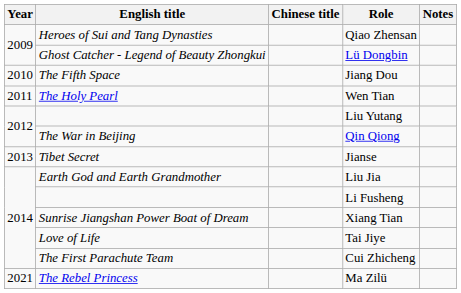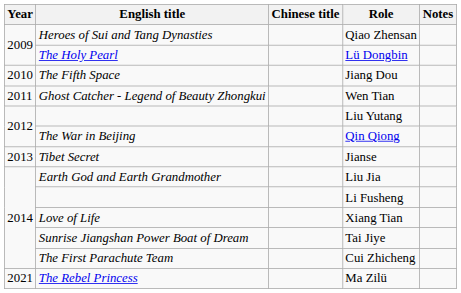(152, 55) Ghost Catcher - Legend of Beauty Zhongkui -> (78, 55) The Holy Pearl
(78, 95) The Holy Pearl -> (152, 95) Ghost Catcher - Legend of Beauty Zhongkui
(144, 217) Sunrise Jiangshan Power Boat of Dream -> (69, 217) Love of Life
(69, 237) Love of Life -> (144, 237) Sunrise Jiangshan Power Boat of Dream
